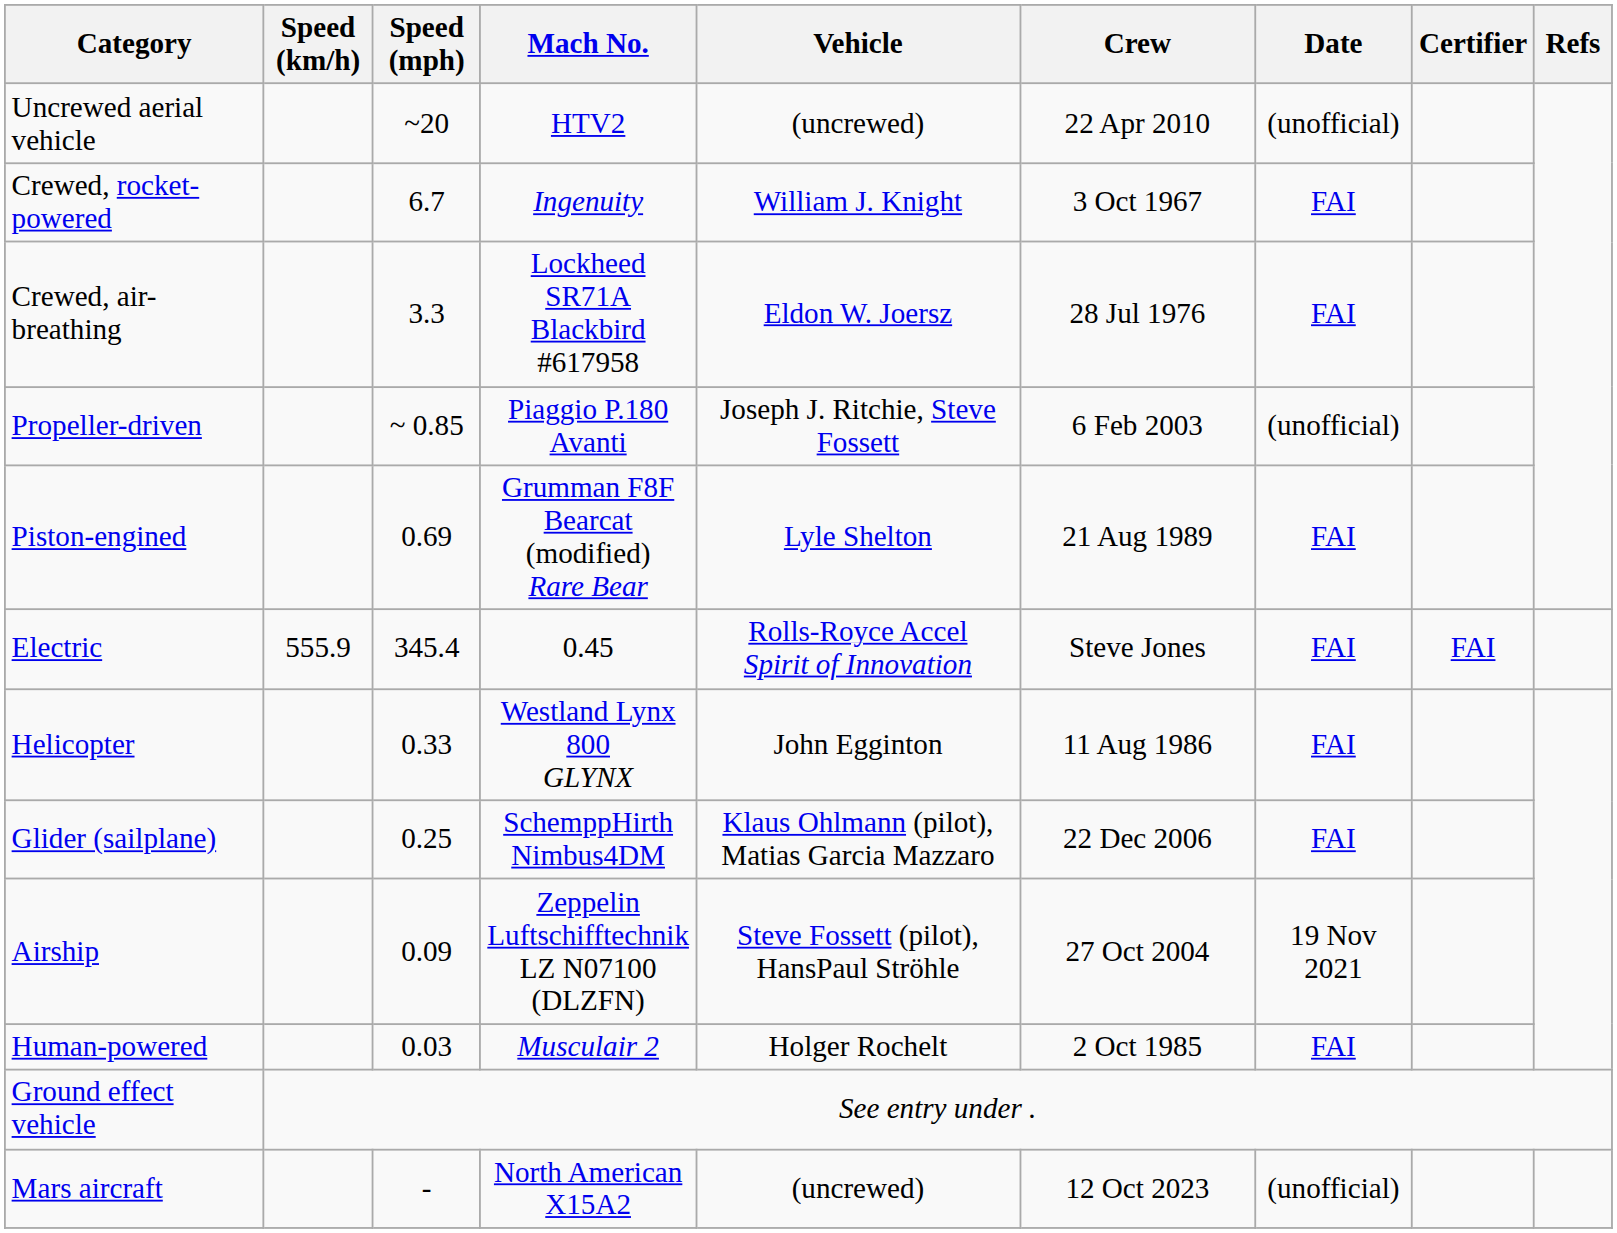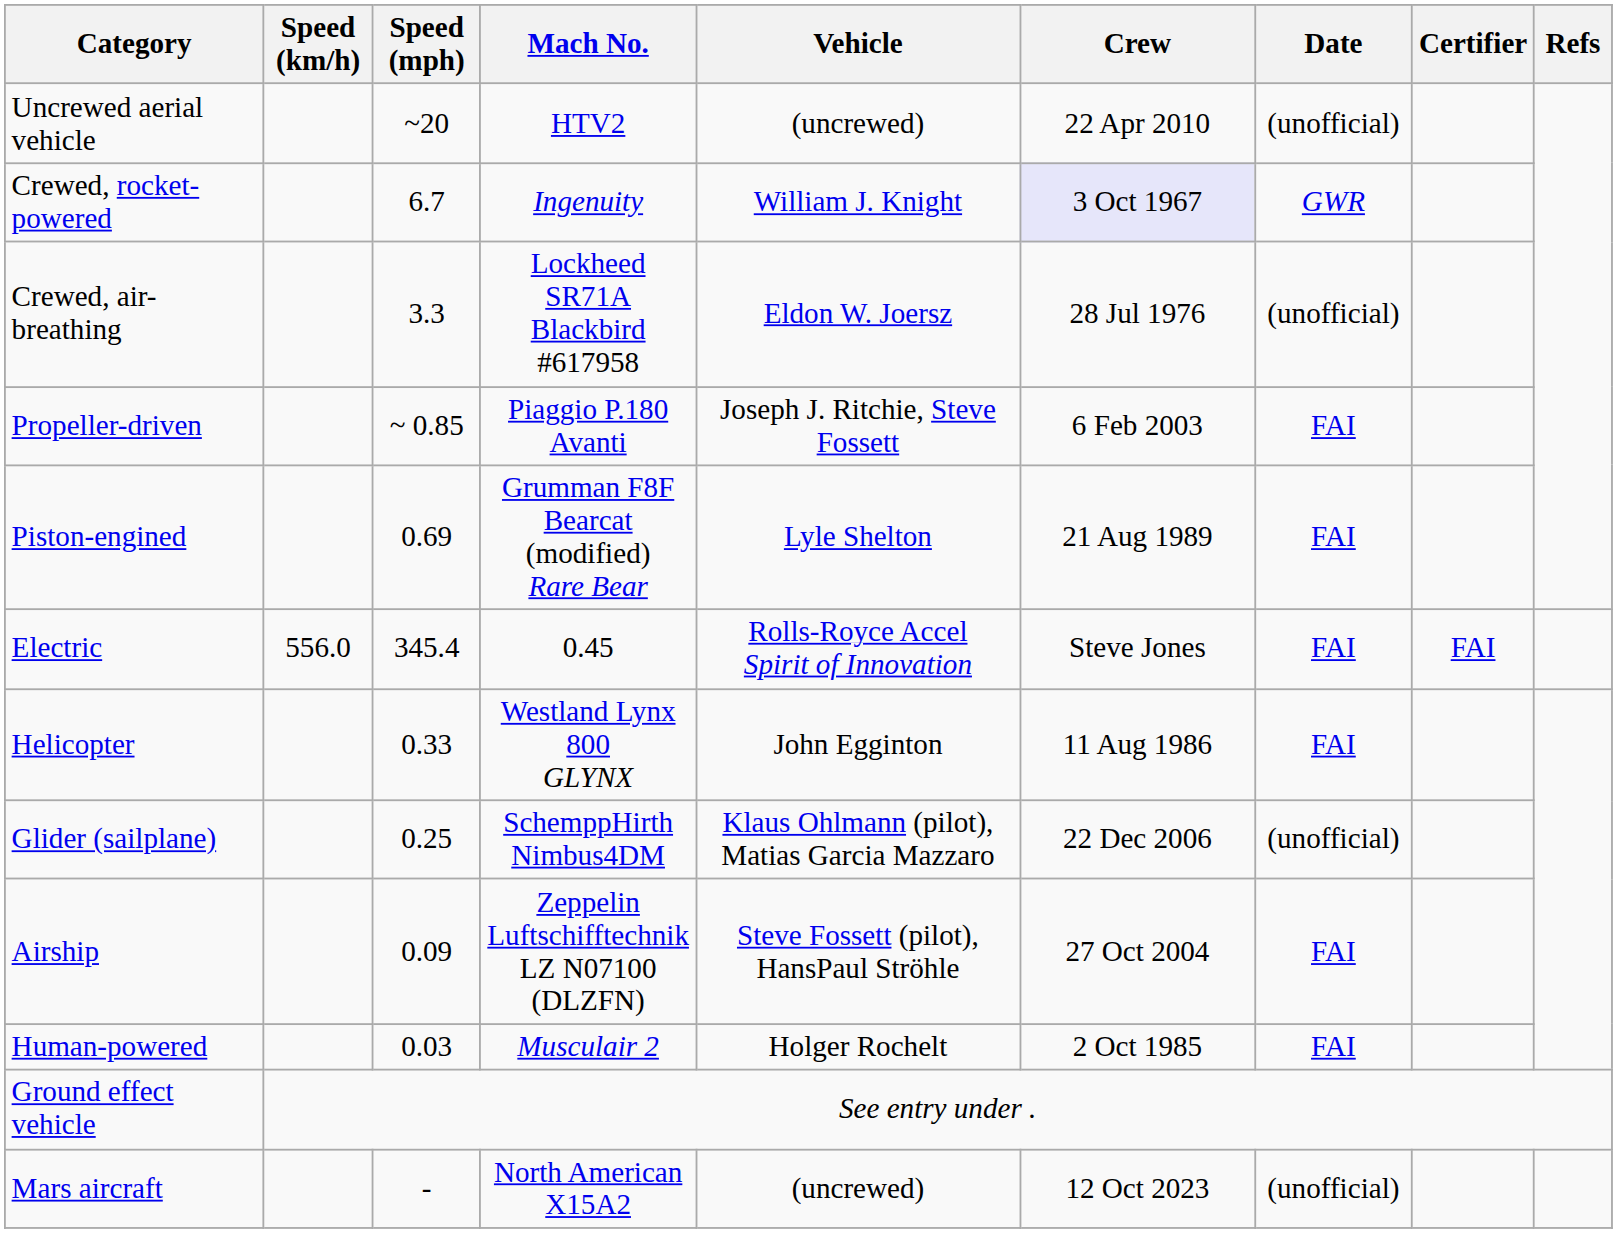(1137, 201) no background -> (1137, 201) lavender background
(1333, 201) FAI -> (1333, 201) GWR
(1333, 313) FAI -> (1333, 313) (unofficial)
(1333, 425) (unofficial) -> (1333, 425) FAI
(318, 648) 555.9 -> (318, 648) 556.0
(1333, 839) FAI -> (1333, 839) (unofficial)
(1333, 951) 19 Nov 2021 -> (1333, 951) FAI
